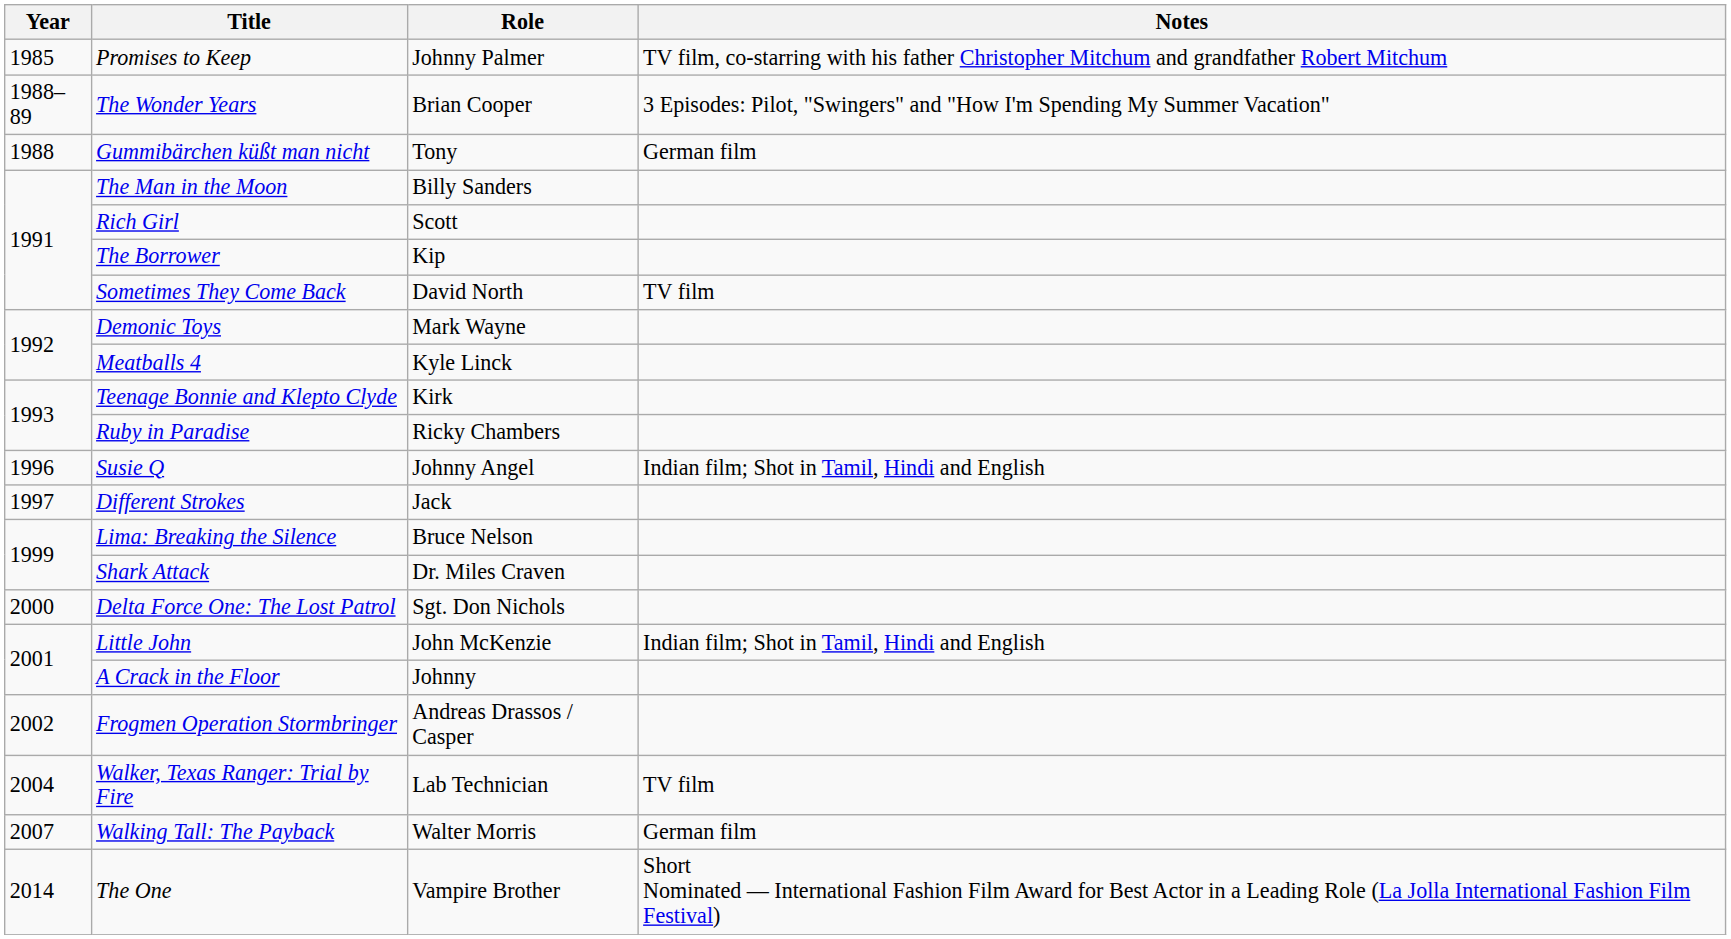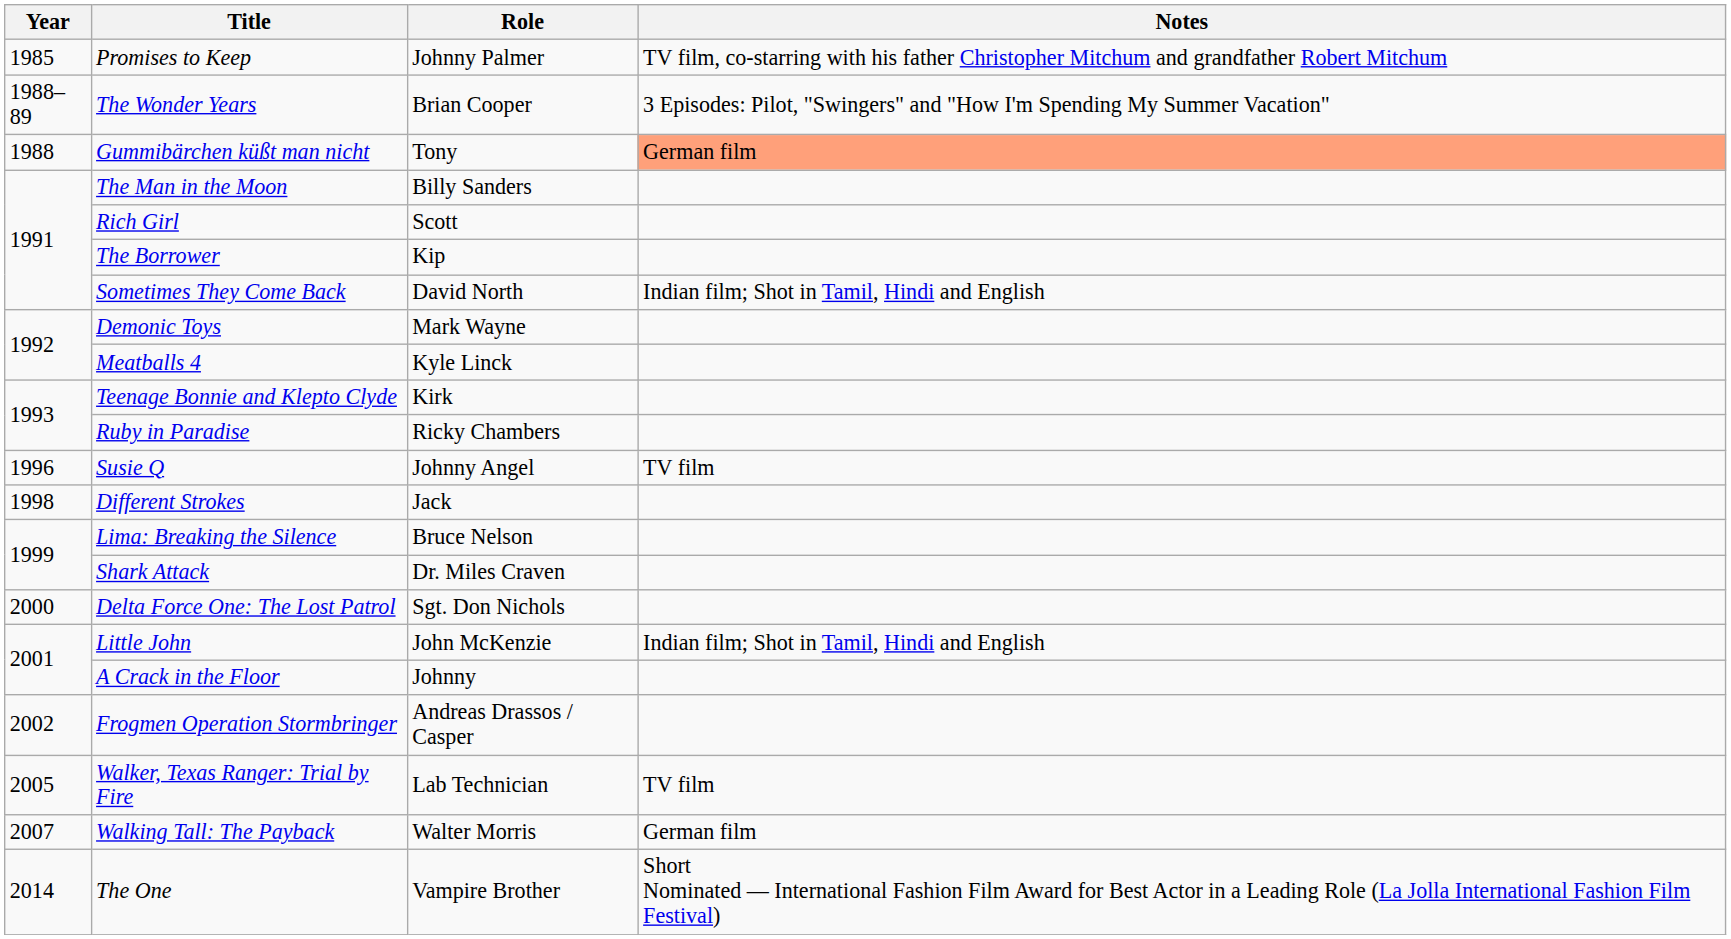(700, 151) no background -> (700, 151) lightsalmon background
(679, 291) TV film -> (844, 291) Indian film; Shot in Tamil, Hindi and English
(844, 467) Indian film; Shot in Tamil, Hindi and English -> (679, 467) TV film
(32, 502) 1997 -> (32, 502) 1998
(32, 784) 2004 -> (32, 784) 2005
